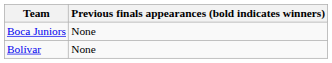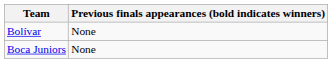rows swapped: (24, 49) <-> (36, 31)
